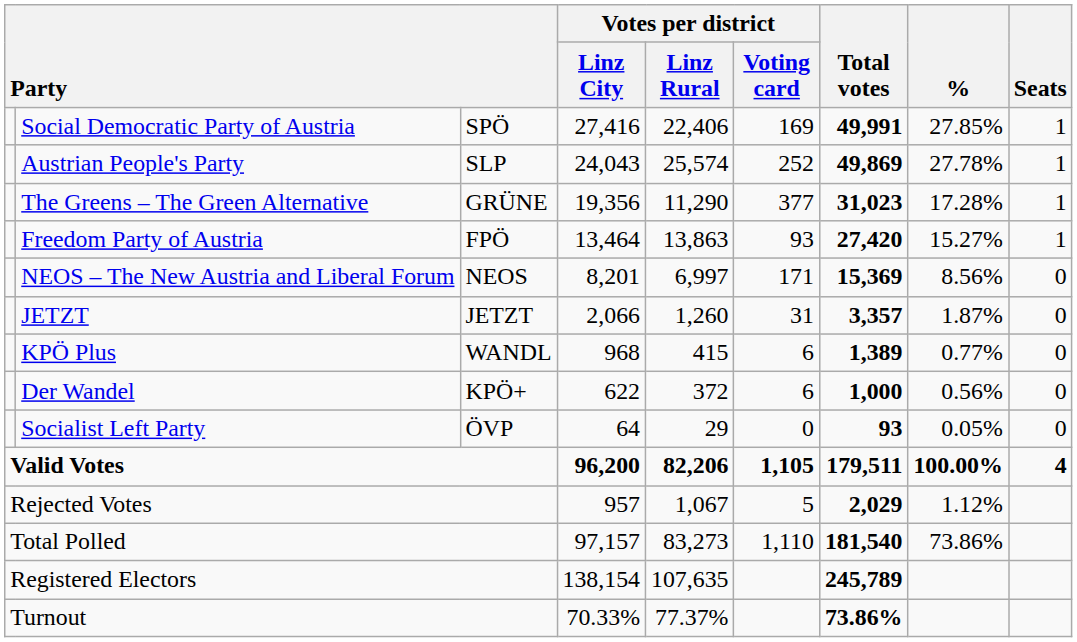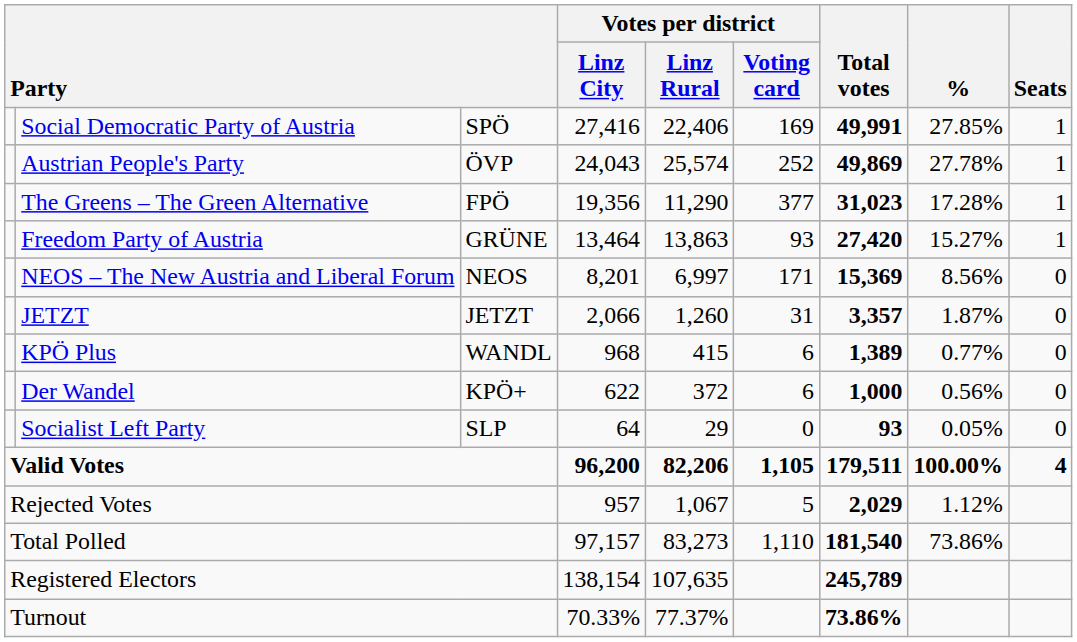(486, 163) SLP -> (489, 163) ÖVP
(507, 201) GRÜNE -> (487, 201) FPÖ
(487, 239) FPÖ -> (507, 239) GRÜNE
(489, 428) ÖVP -> (486, 428) SLP
